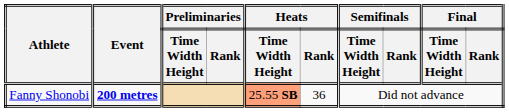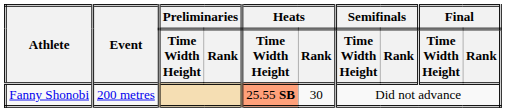(127, 95) bold -> (126, 95) normal
(319, 95) 36 -> (316, 95) 30
